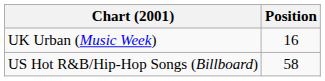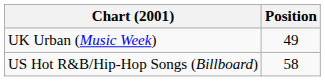(291, 40) 16 -> (291, 40) 49
